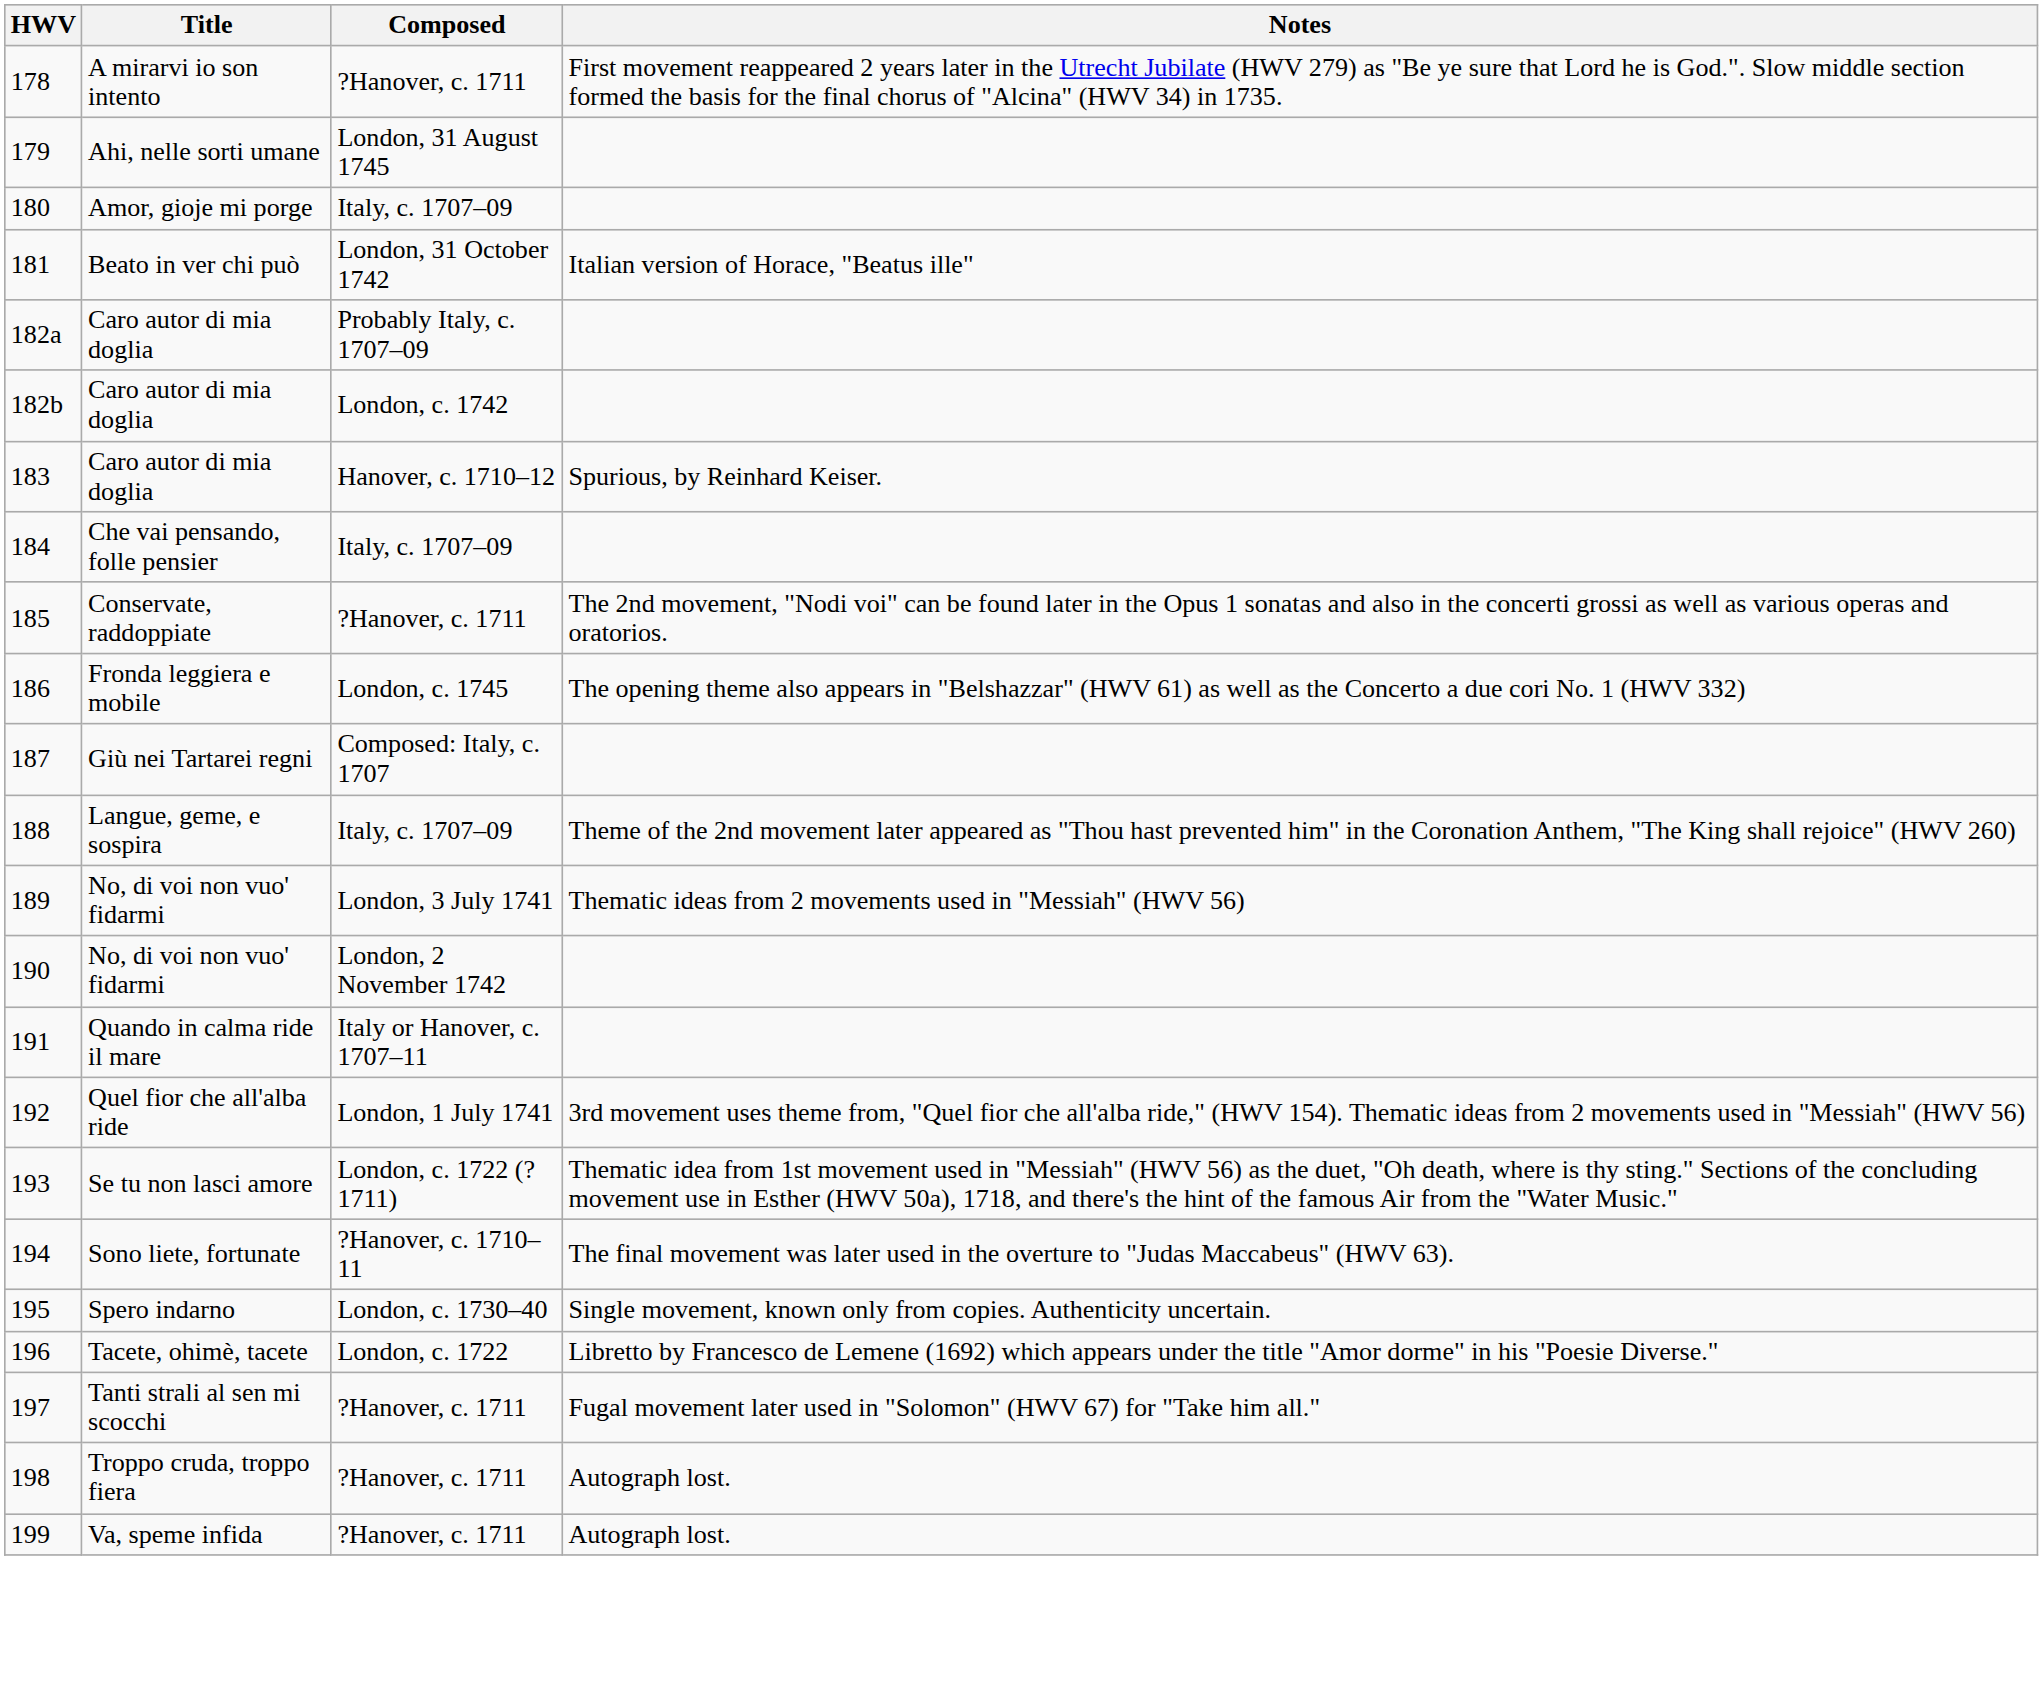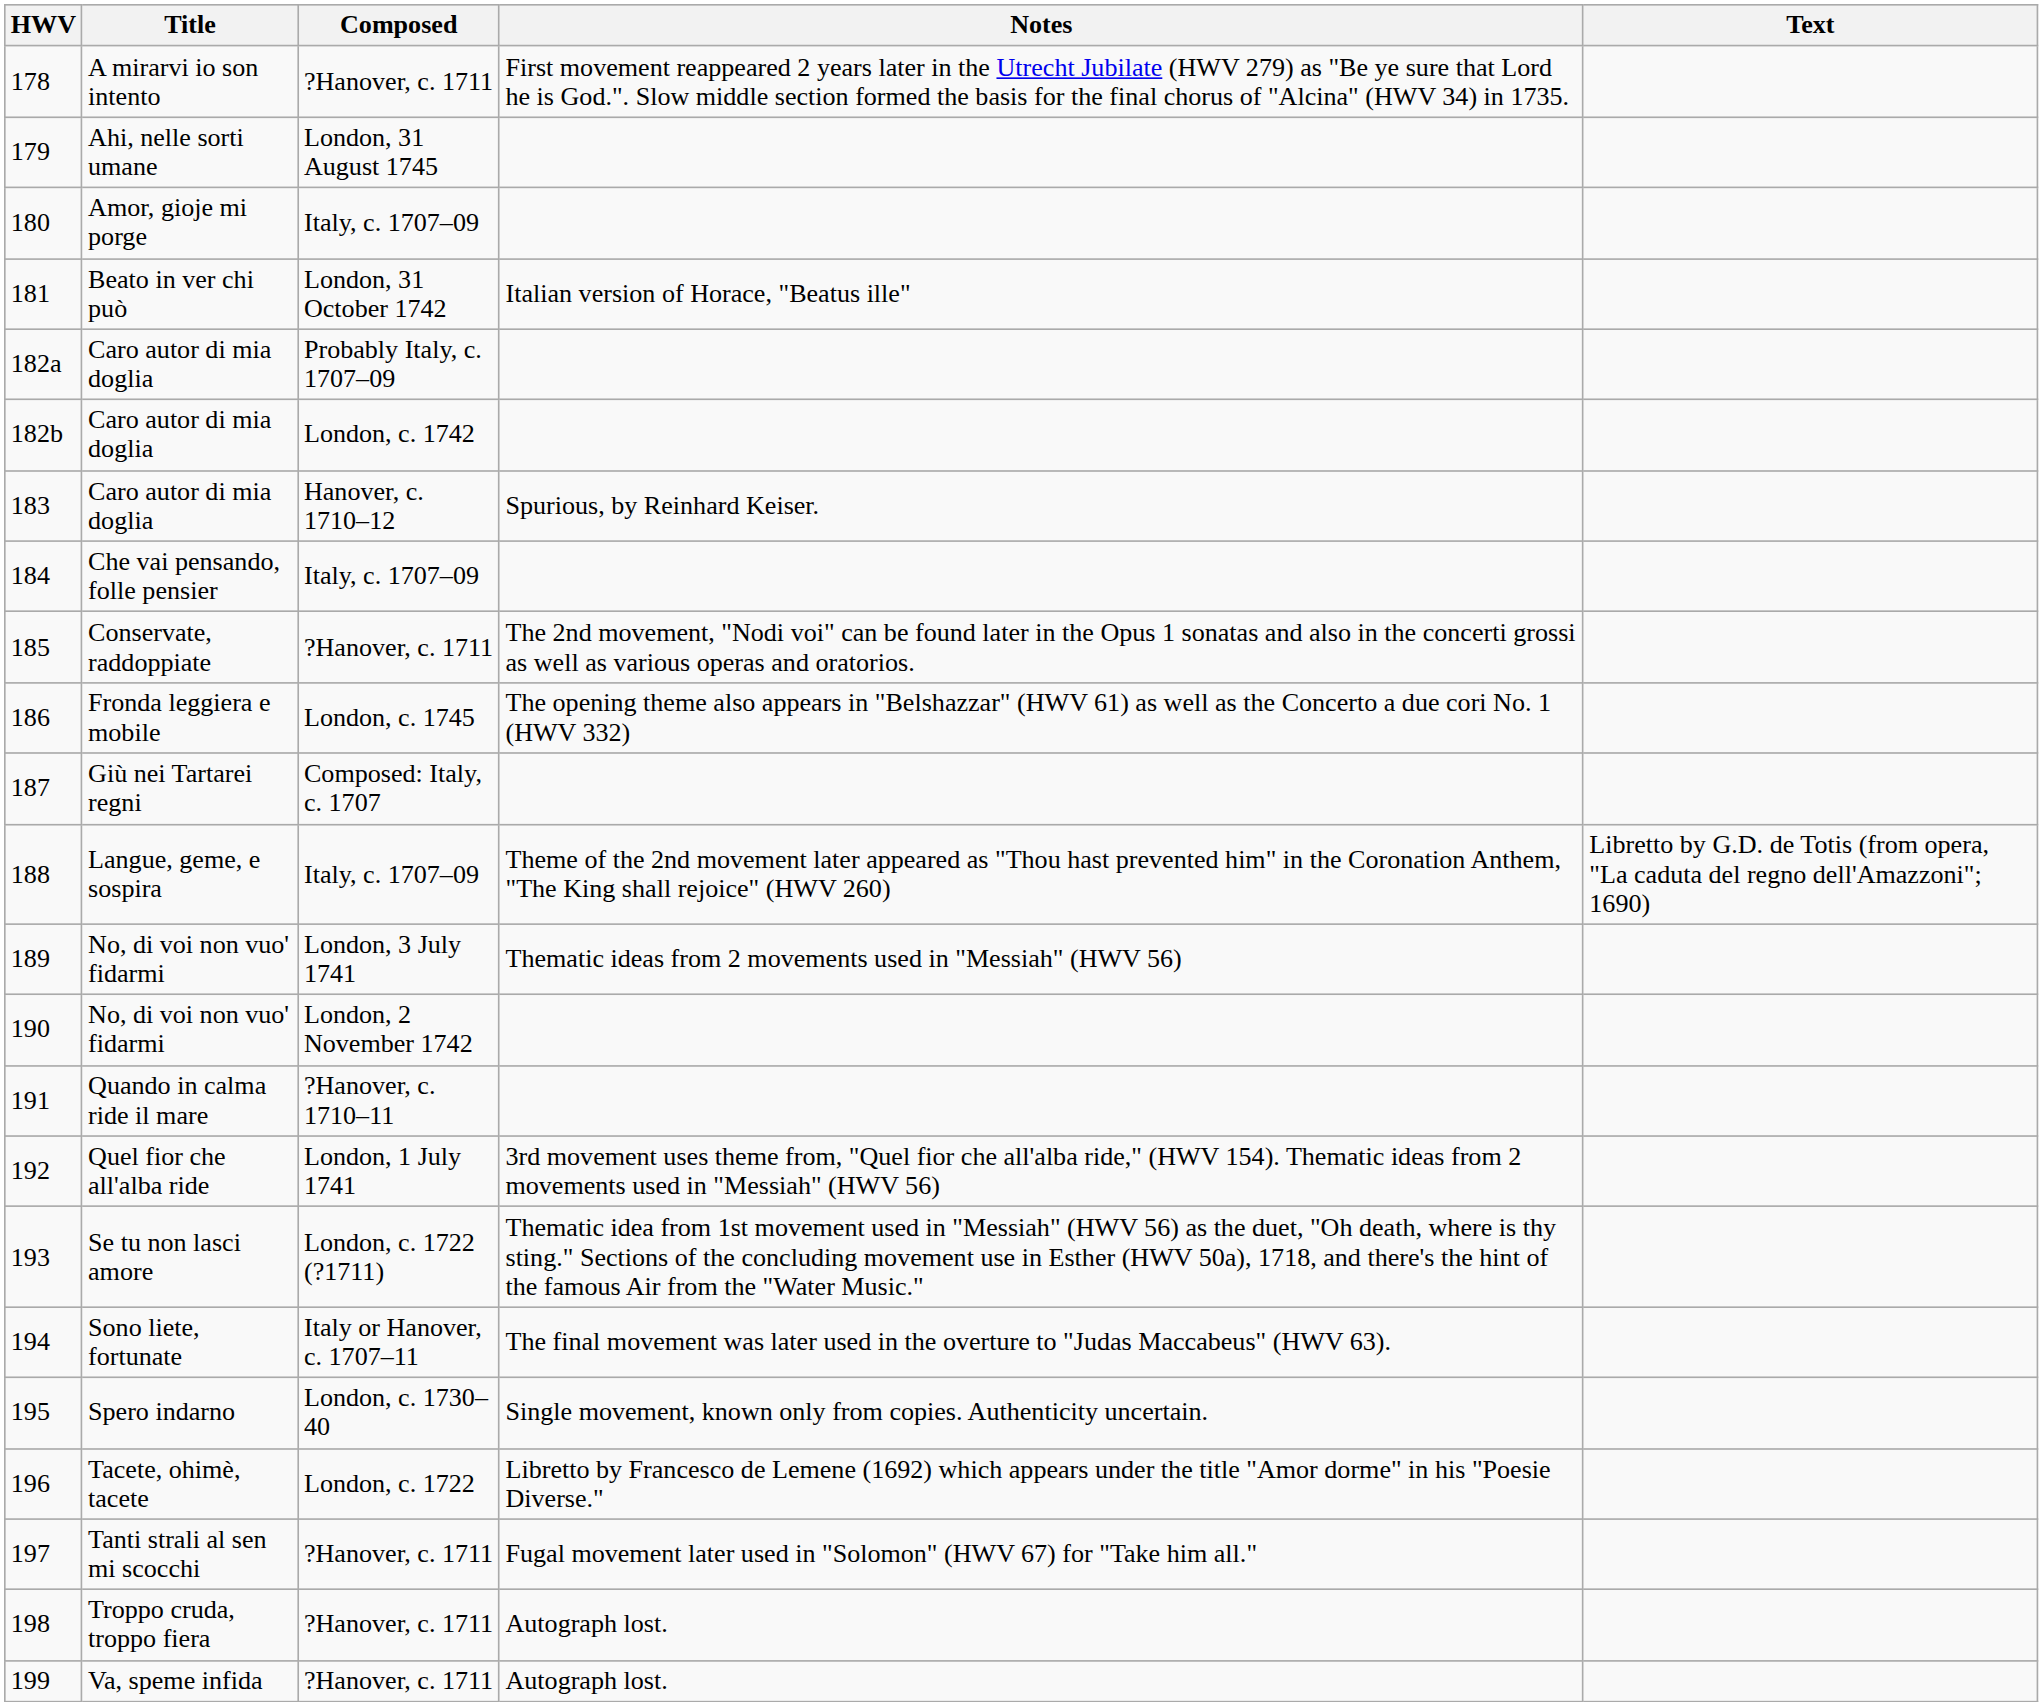+ column: (1810, 25)
(439, 1041) Italy or Hanover, c. 1707–11 -> (370, 1100) ?Hanover, c. 1710–11
(439, 1253) ?Hanover, c. 1710–11 -> (393, 1341) Italy or Hanover, c. 1707–11
